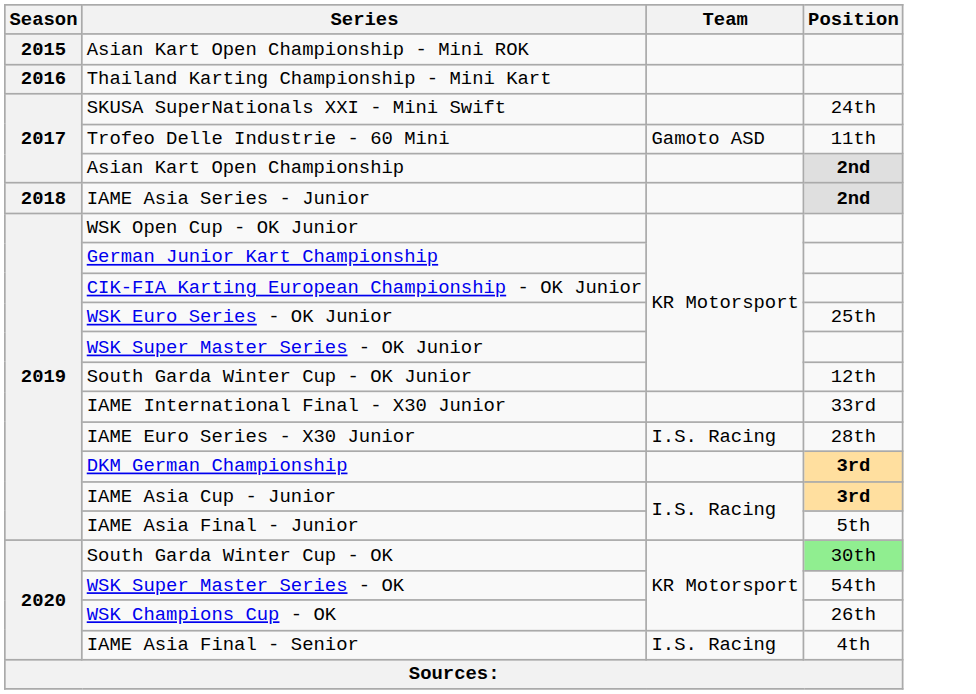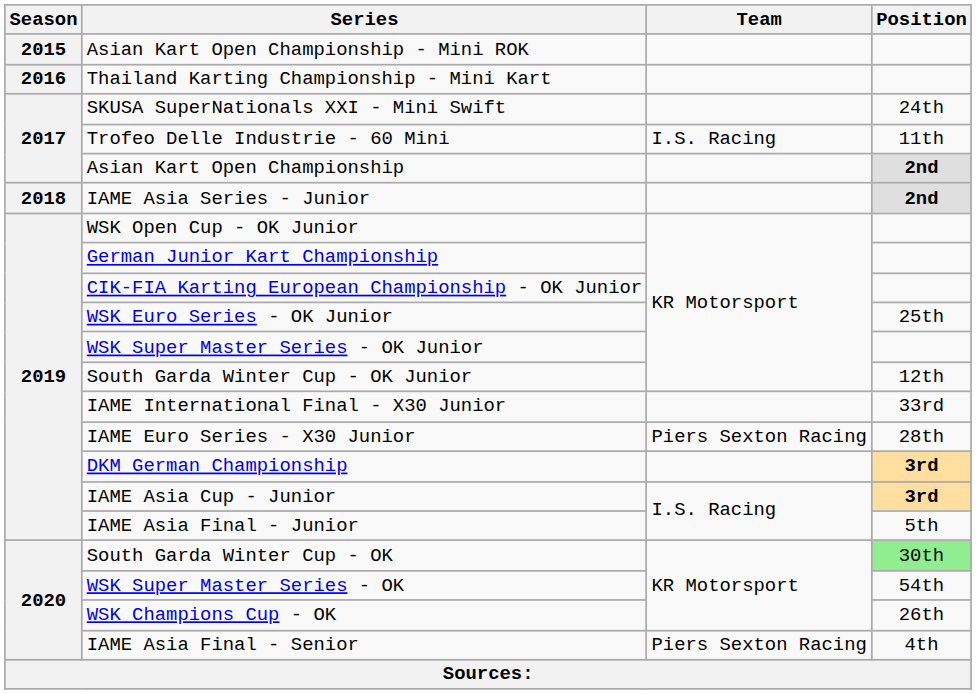(708, 139) Gamoto ASD -> (714, 139) I.S. Racing
(714, 436) I.S. Racing -> (759, 436) Piers Sexton Racing
(714, 645) I.S. Racing -> (759, 645) Piers Sexton Racing
